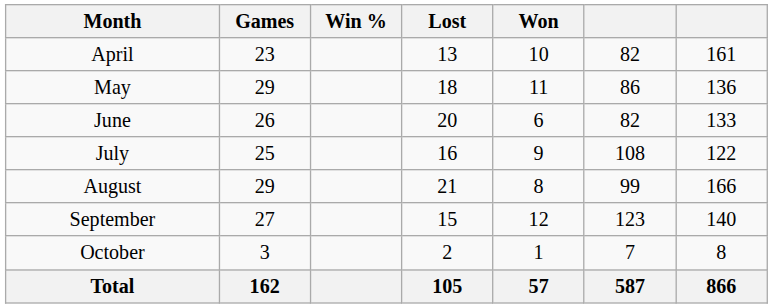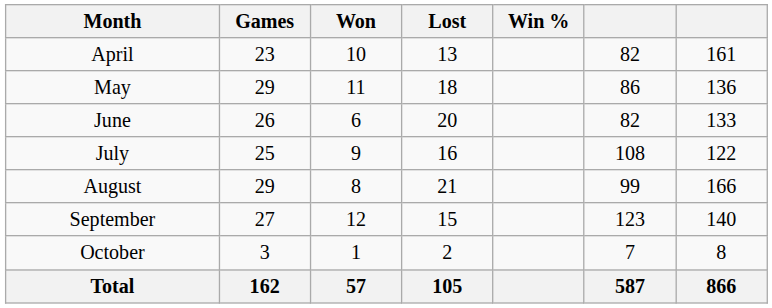columns swapped: (539, 21) <-> (356, 21)
